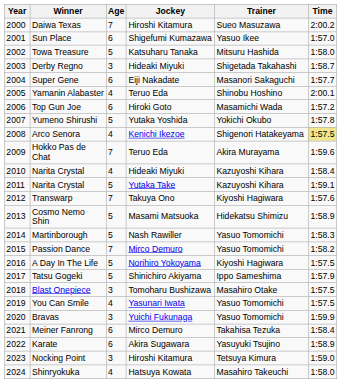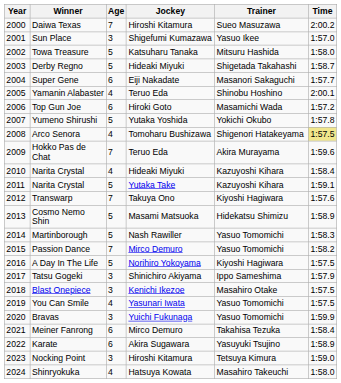(110, 39) 6 -> (110, 39) 3
(110, 66) 3 -> (110, 66) 5
(156, 134) Kenichi Ikezoe -> (170, 134) Tomoharu Bushizawa
(110, 276) 5 -> (110, 276) 3
(170, 290) Tomoharu Bushizawa -> (156, 290) Kenichi Ikezoe
